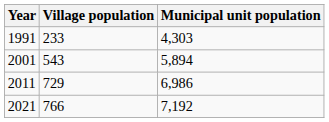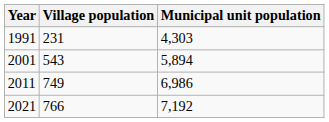(53, 38) 233 -> (53, 38) 231
(53, 83) 729 -> (53, 83) 749
